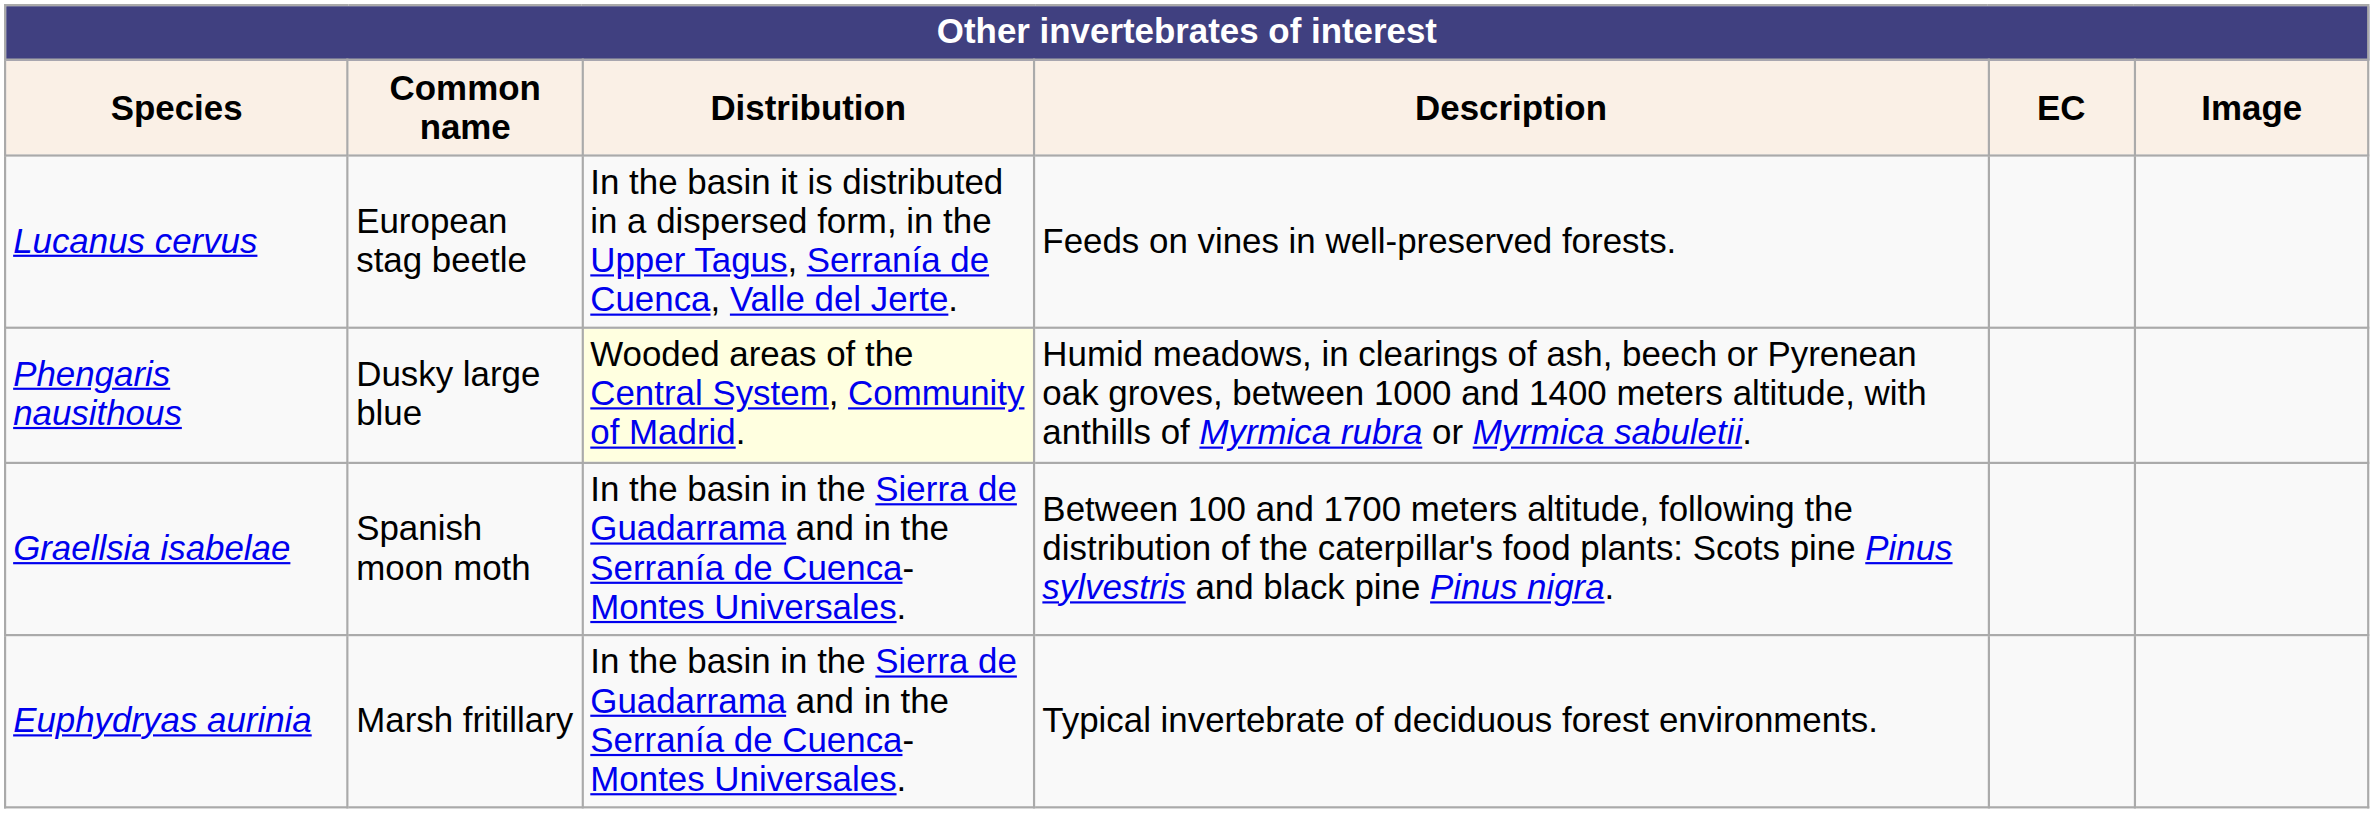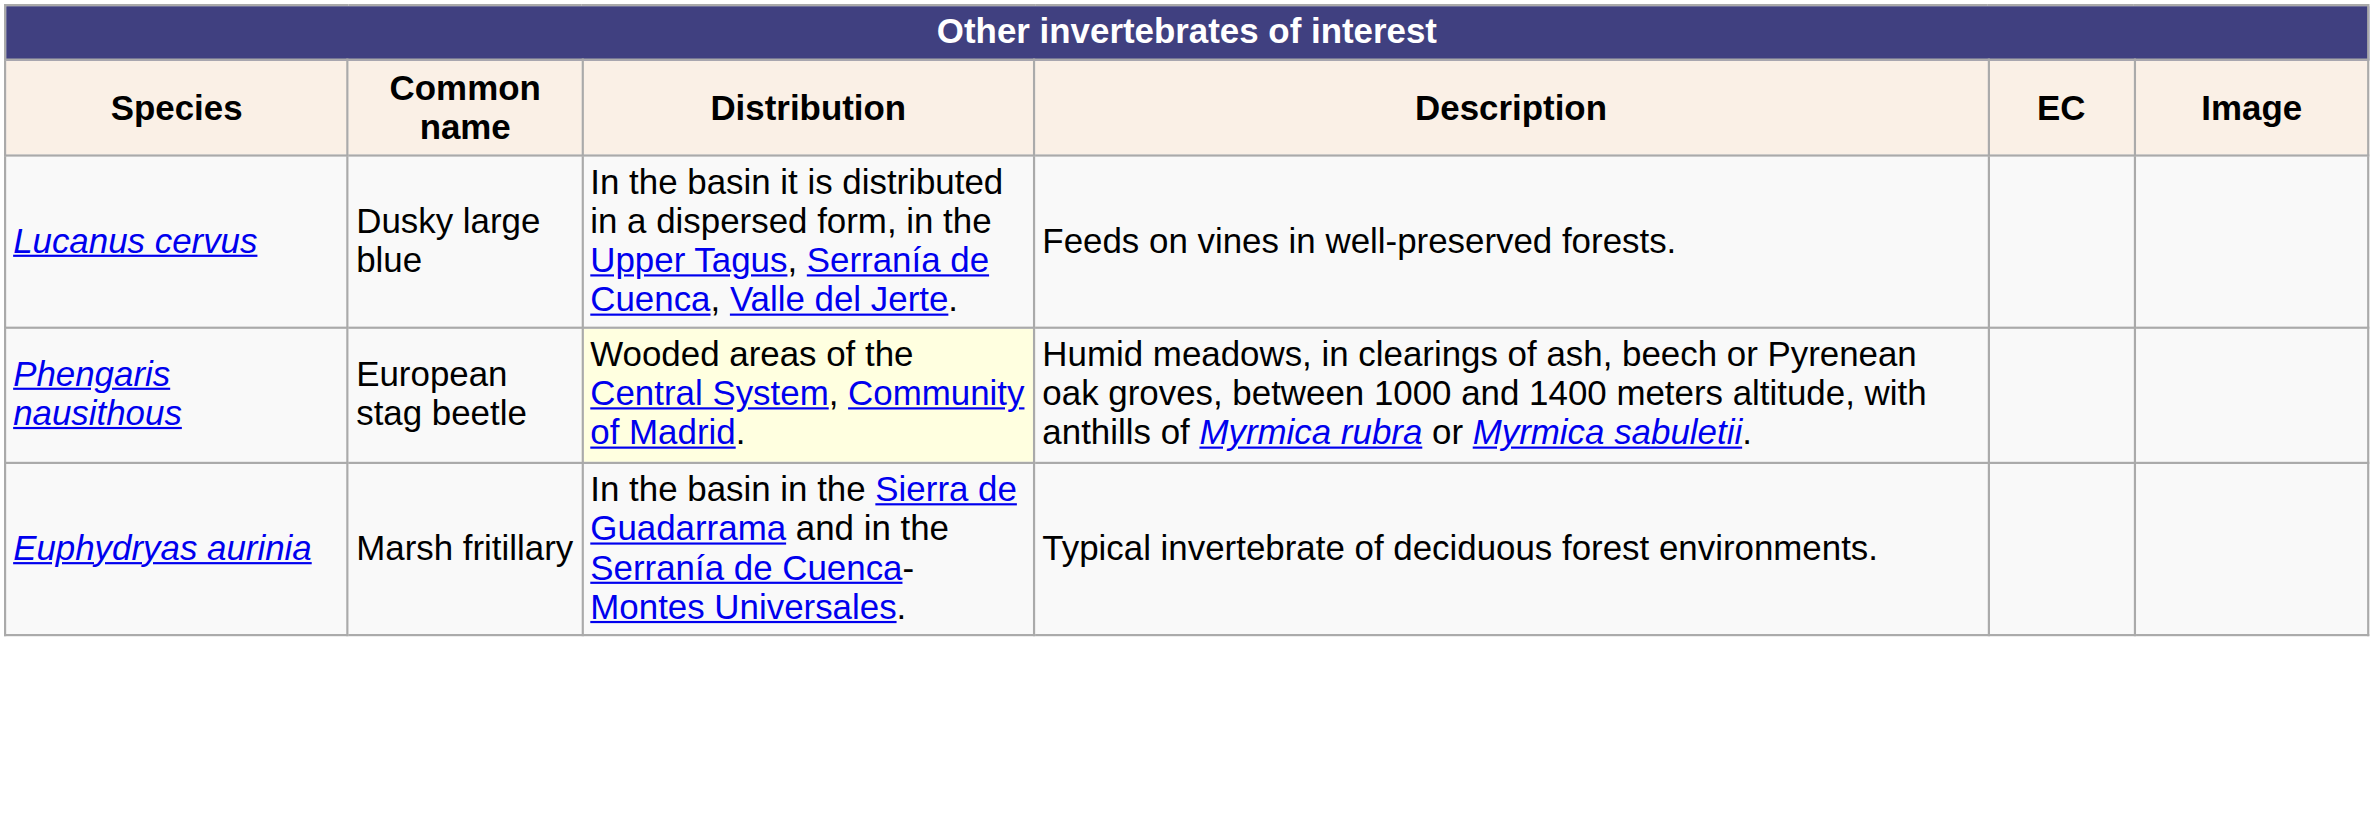(442, 240) European stag beetle -> (448, 240) Dusky large blue
(448, 394) Dusky large blue -> (442, 394) European stag beetle
- row: (152, 547)
